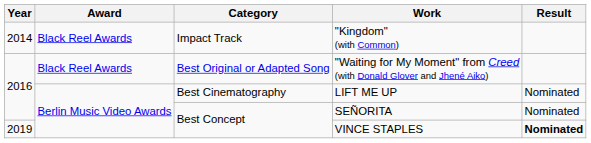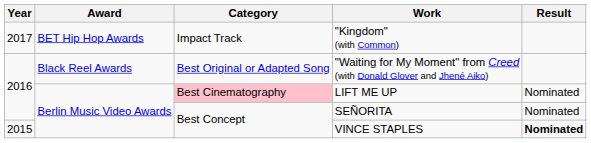(20, 37) 2014 -> (20, 37) 2017
(85, 37) Black Reel Awards -> (91, 37) BET Hip Hop Awards
(231, 93) no background -> (231, 93) pink background
(20, 129) 2019 -> (20, 129) 2015
